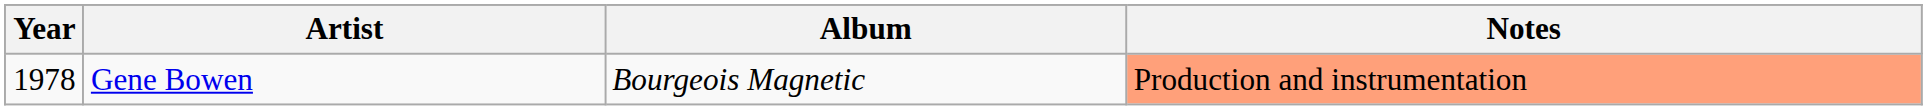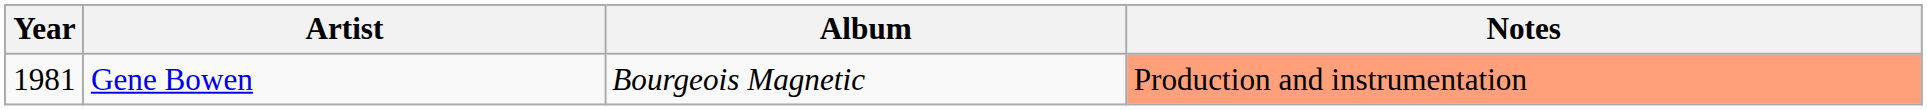(44, 78) 1978 -> (44, 78) 1981
